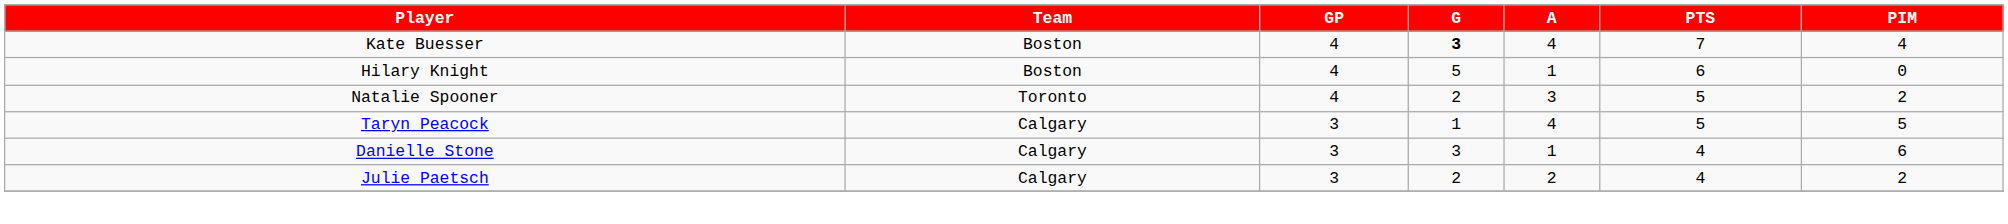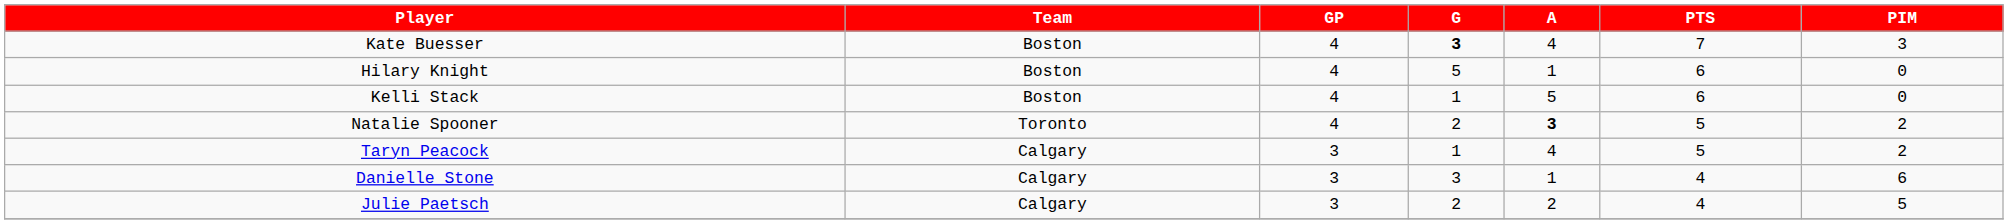(1902, 45) 4 -> (1902, 45) 3
+ row: (425, 98)
(1552, 98) normal -> (1552, 125) bold
(1902, 125) 5 -> (1902, 151) 2
(1902, 178) 2 -> (1902, 205) 5
